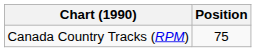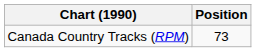(221, 36) 75 -> (221, 36) 73
